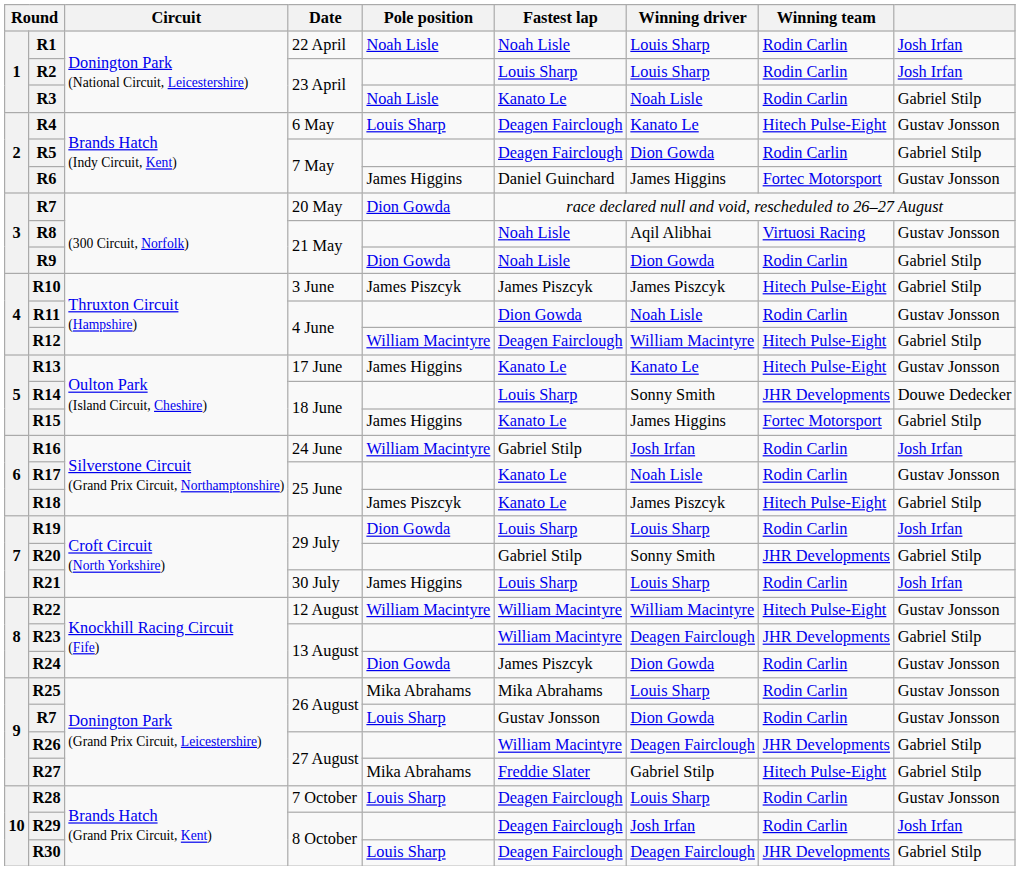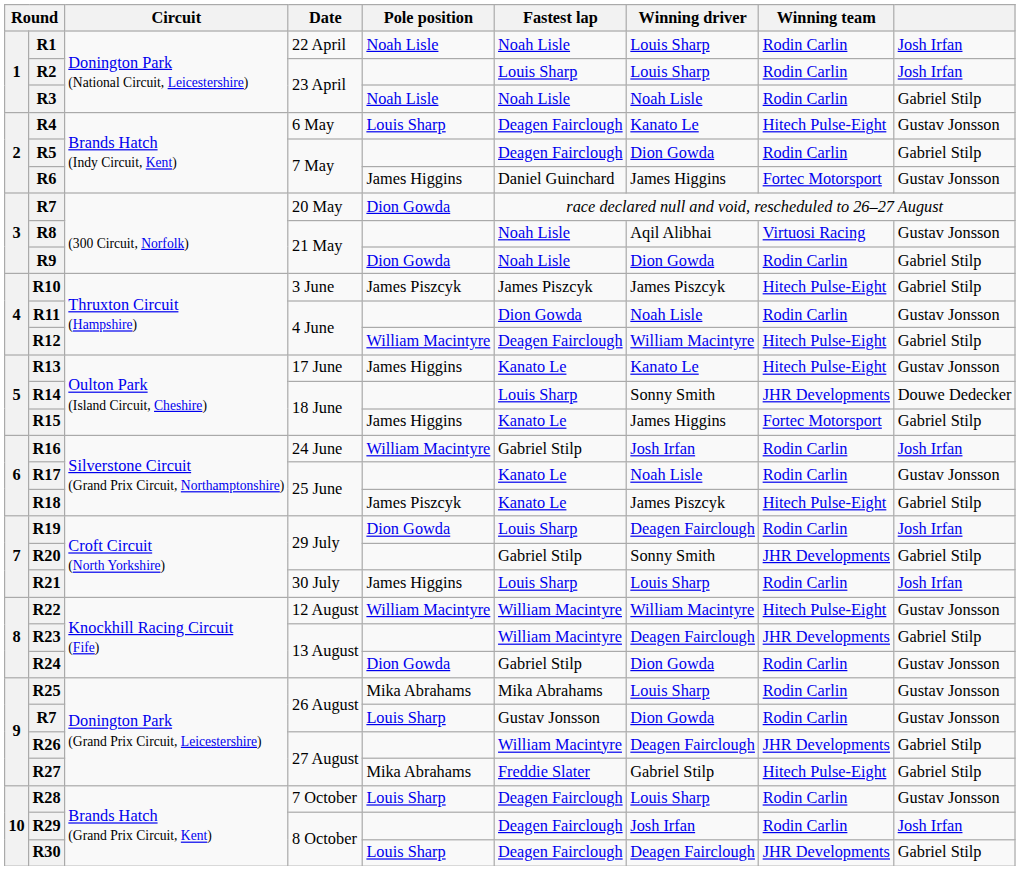(532, 98) Kanato Le -> (534, 98) Noah Lisle
(670, 529) Louis Sharp -> (693, 529) Deagen Fairclough
(545, 663) James Piszcyk -> (540, 663) Gabriel Stilp
